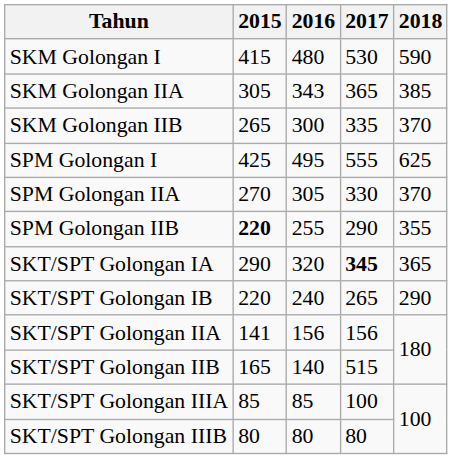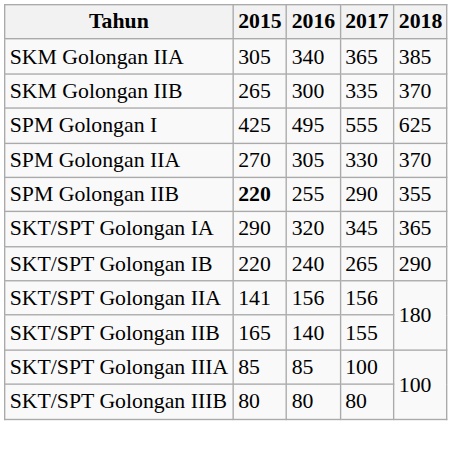- row: (85, 56)
(308, 90) 343 -> (308, 56) 340
(362, 263) bold -> (362, 228) normal
(362, 366) 515 -> (362, 332) 155
